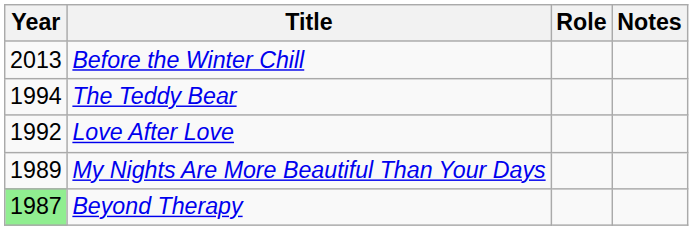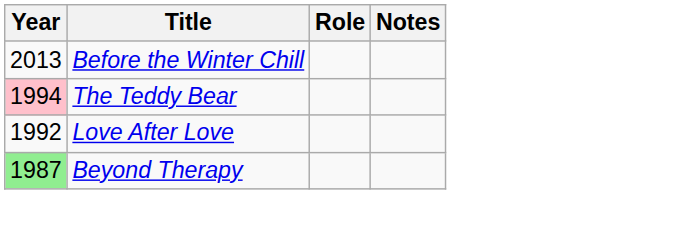(36, 96) no background -> (36, 96) pink background
- row: (309, 170)
